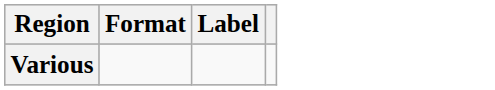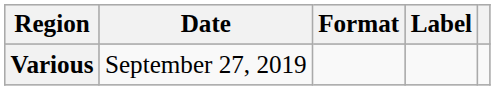+ column: (206, 24)
